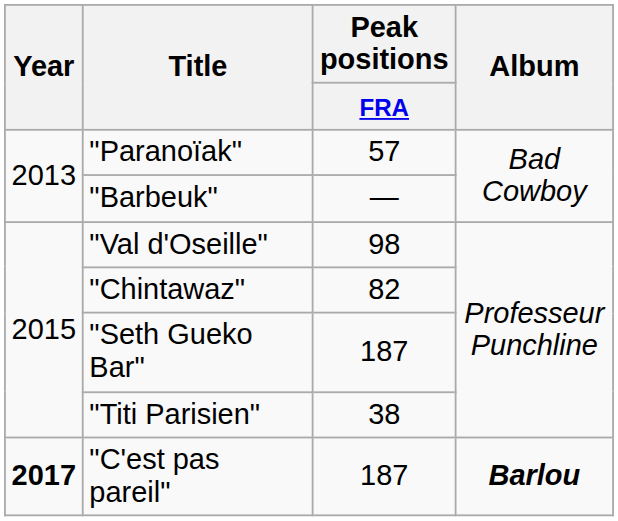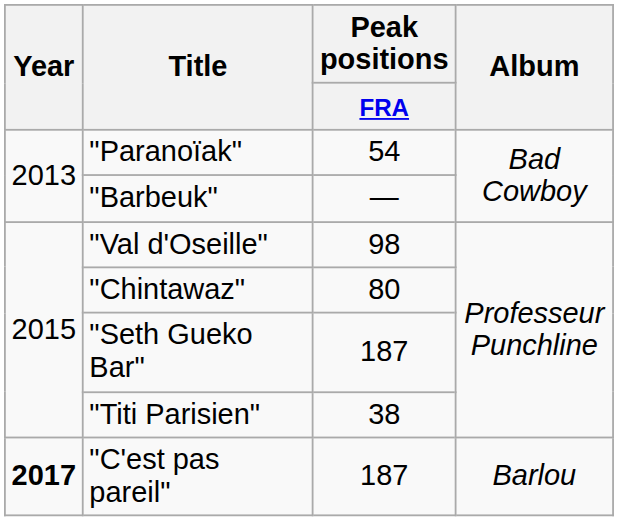(384, 151) 57 -> (384, 151) 54
(384, 289) 82 -> (384, 289) 80
(534, 476) bold -> (534, 476) normal
